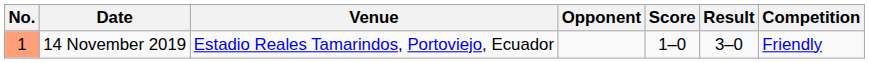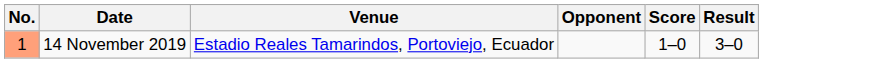- column: (811, 17)
